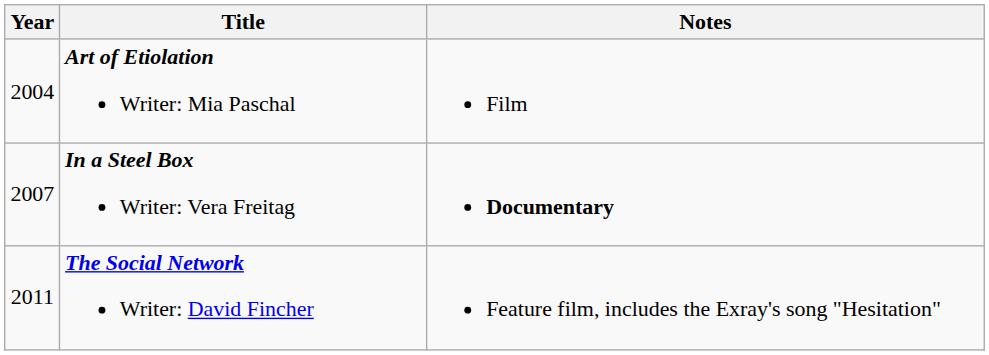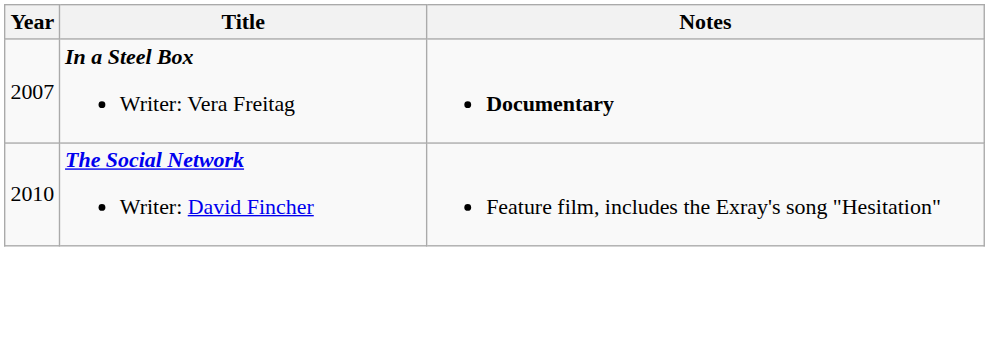- row: (243, 80)
(32, 297) 2011 -> (32, 194) 2010
